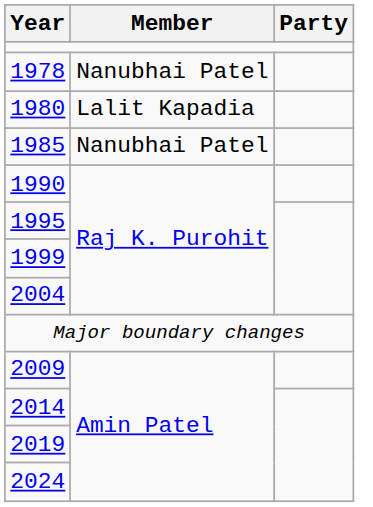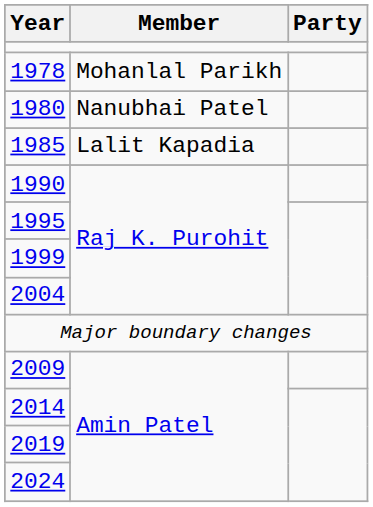(172, 72) Nanubhai Patel -> (179, 72) Mohanlal Parikh
(165, 109) Lalit Kapadia -> (172, 109) Nanubhai Patel
(172, 146) Nanubhai Patel -> (165, 146) Lalit Kapadia
